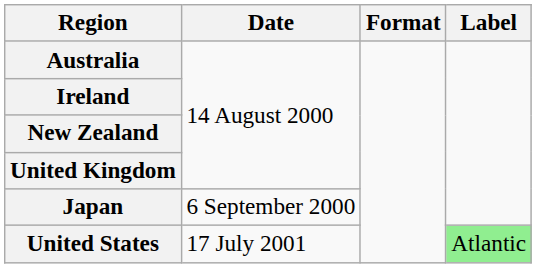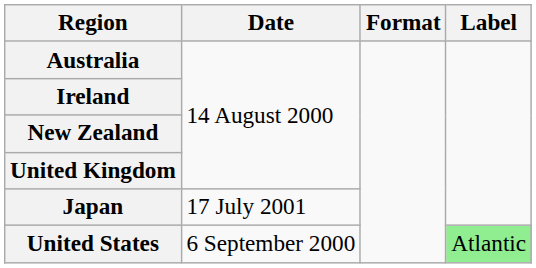(271, 206) 6 September 2000 -> (246, 206) 17 July 2001
(246, 243) 17 July 2001 -> (271, 243) 6 September 2000
